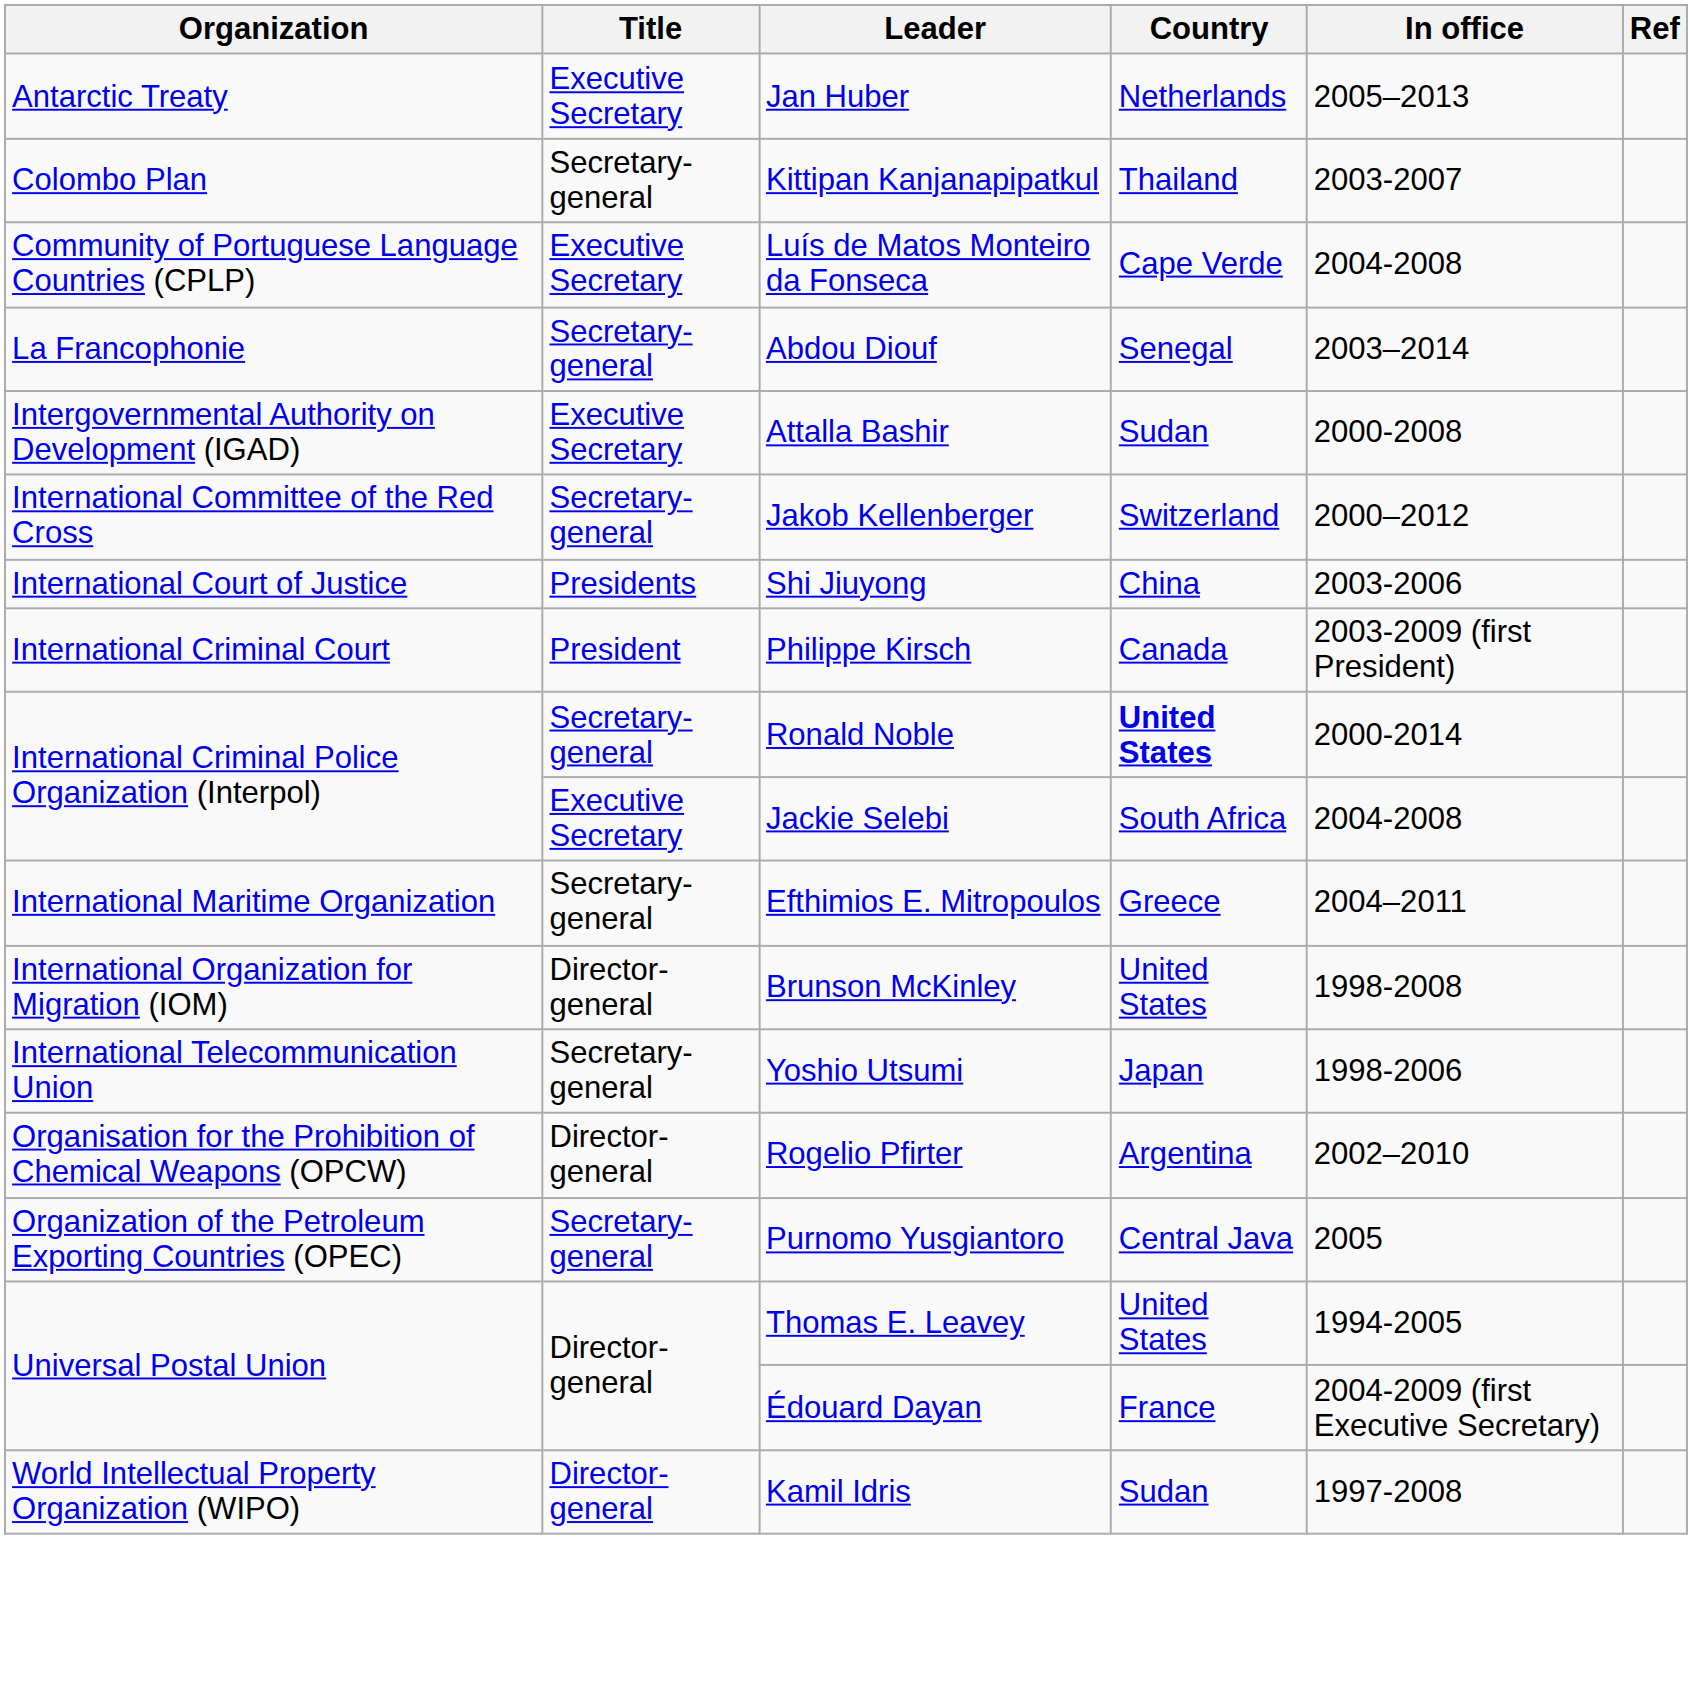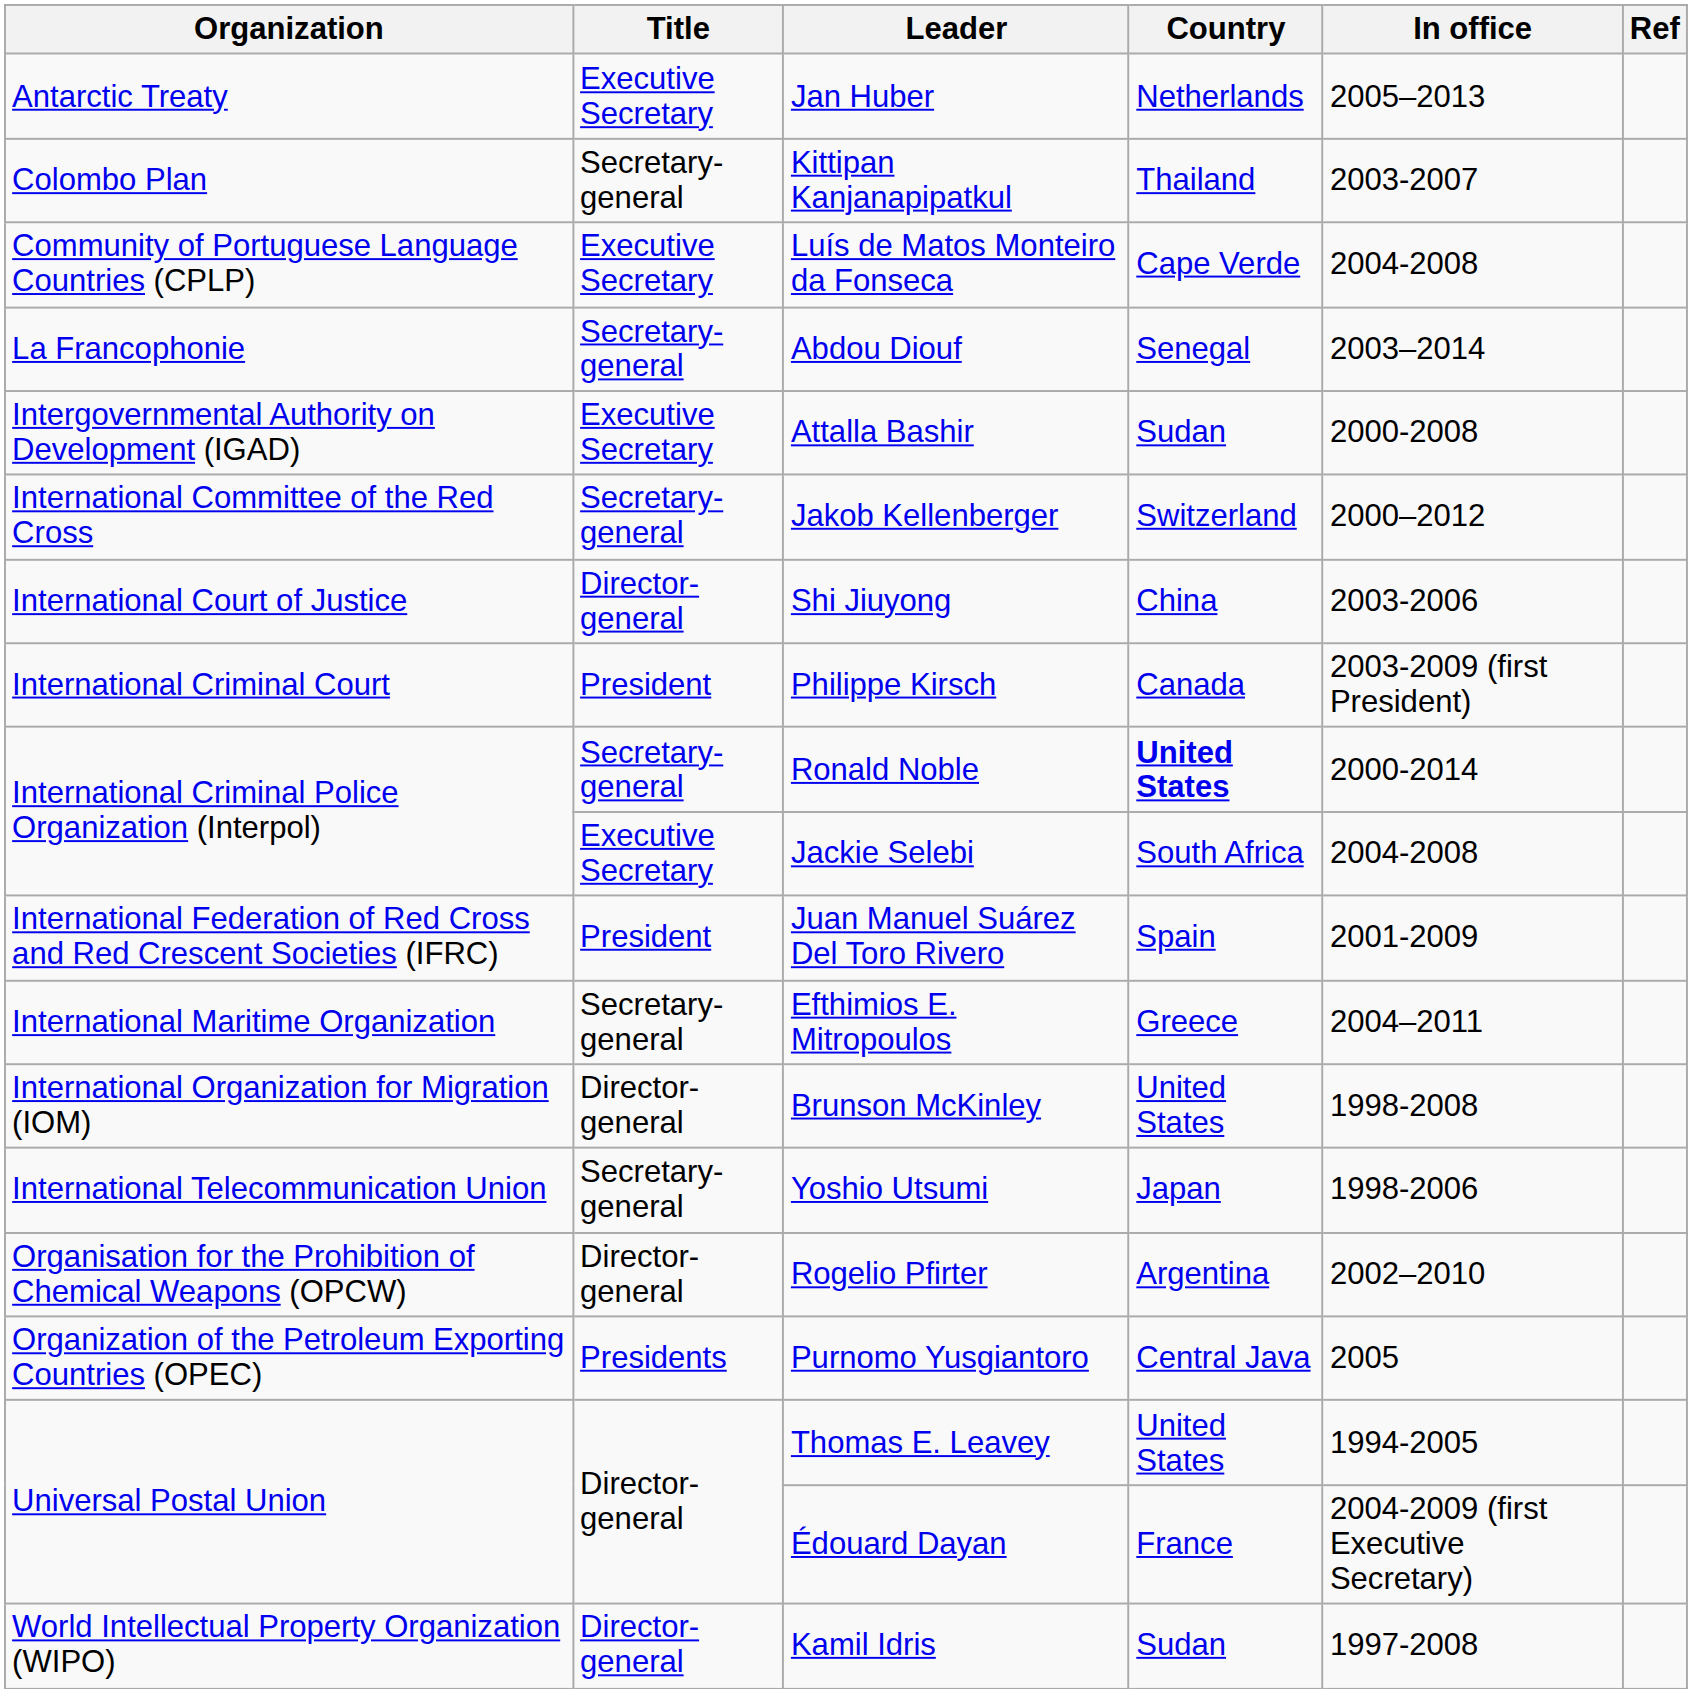(623, 583) Presidents -> (640, 600) Director-general
+ row: (933, 937)
(621, 1238) Secretary-general -> (653, 1358) Presidents
